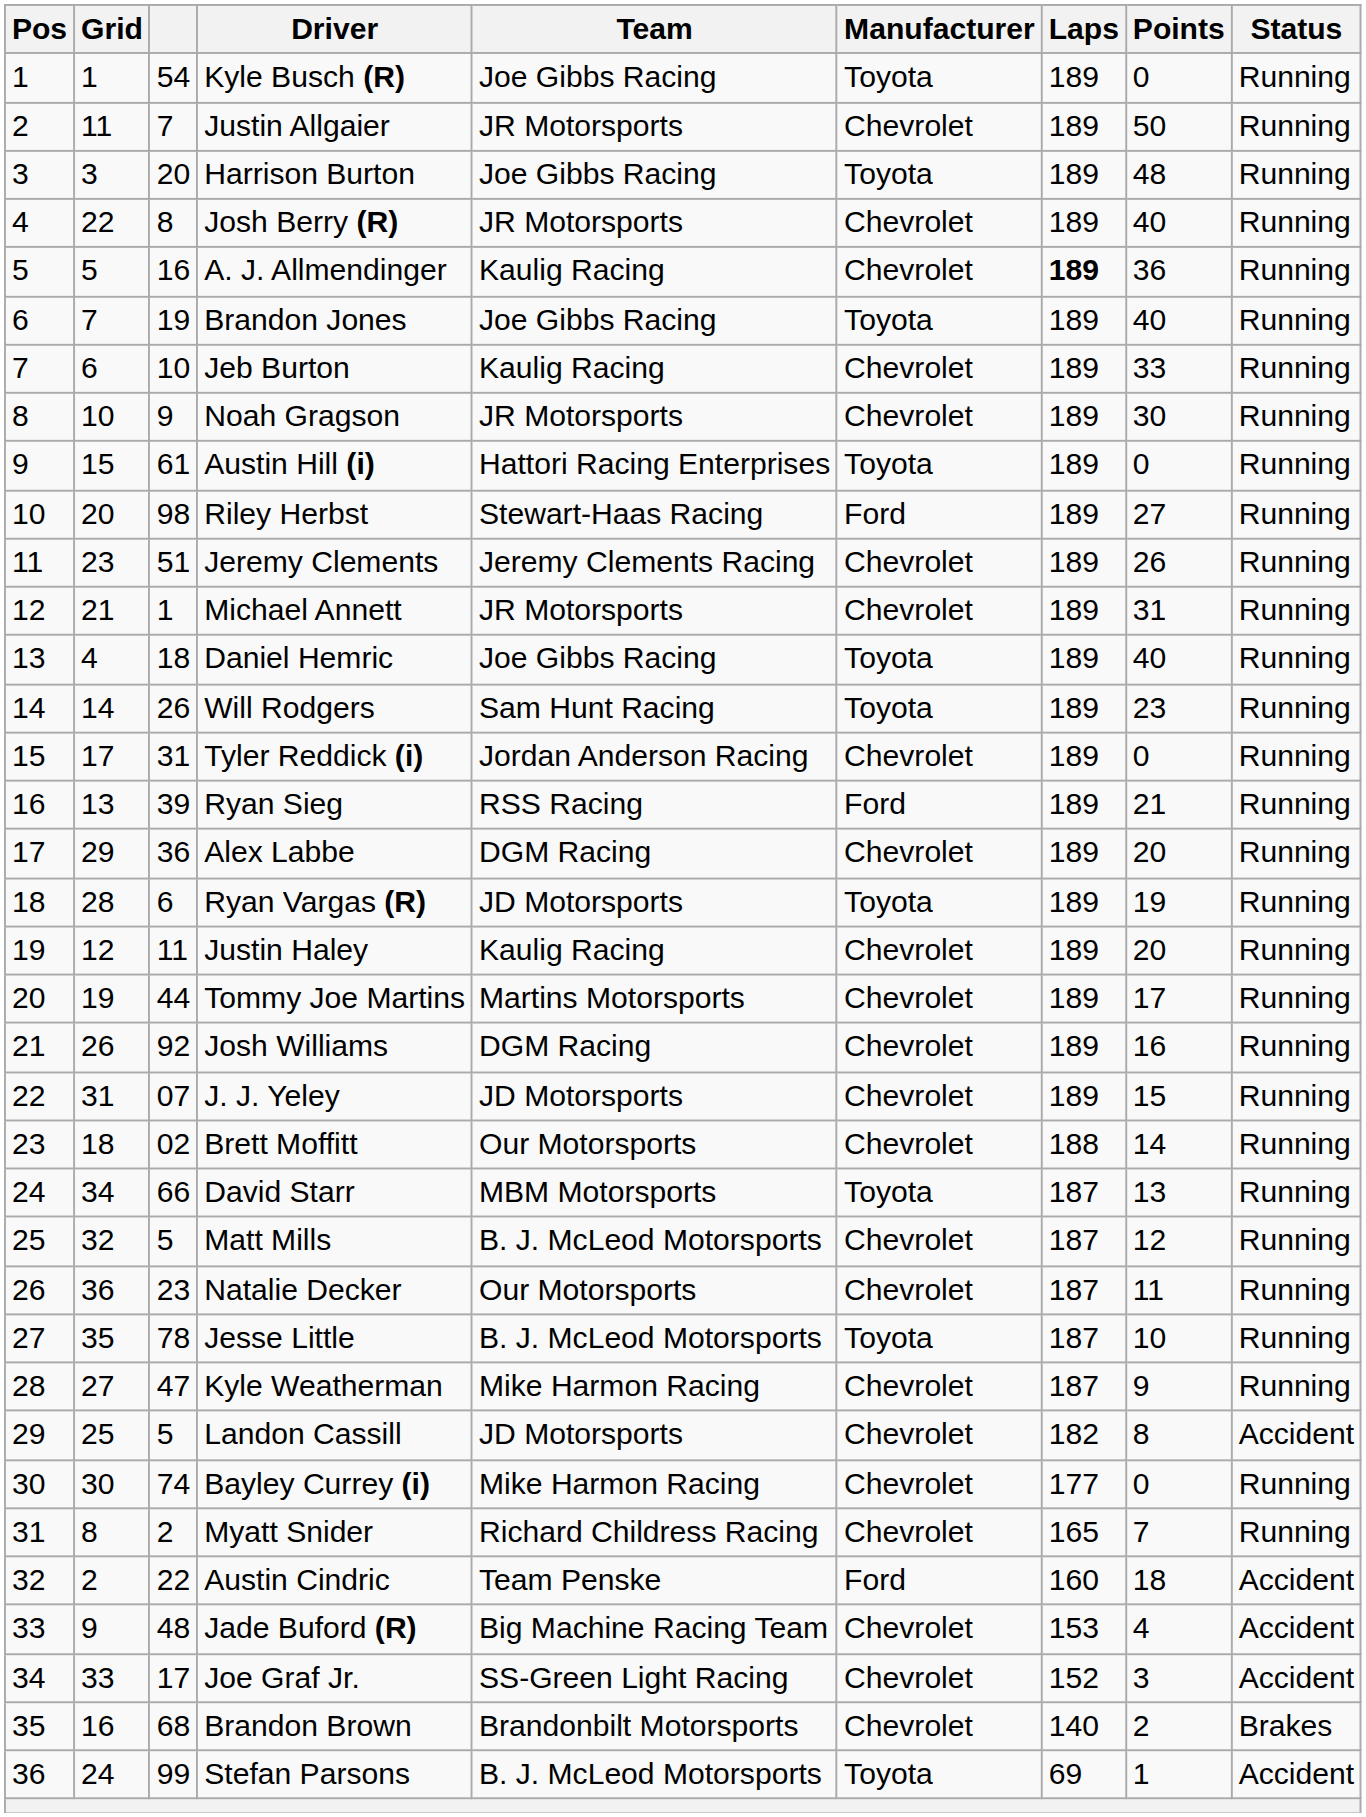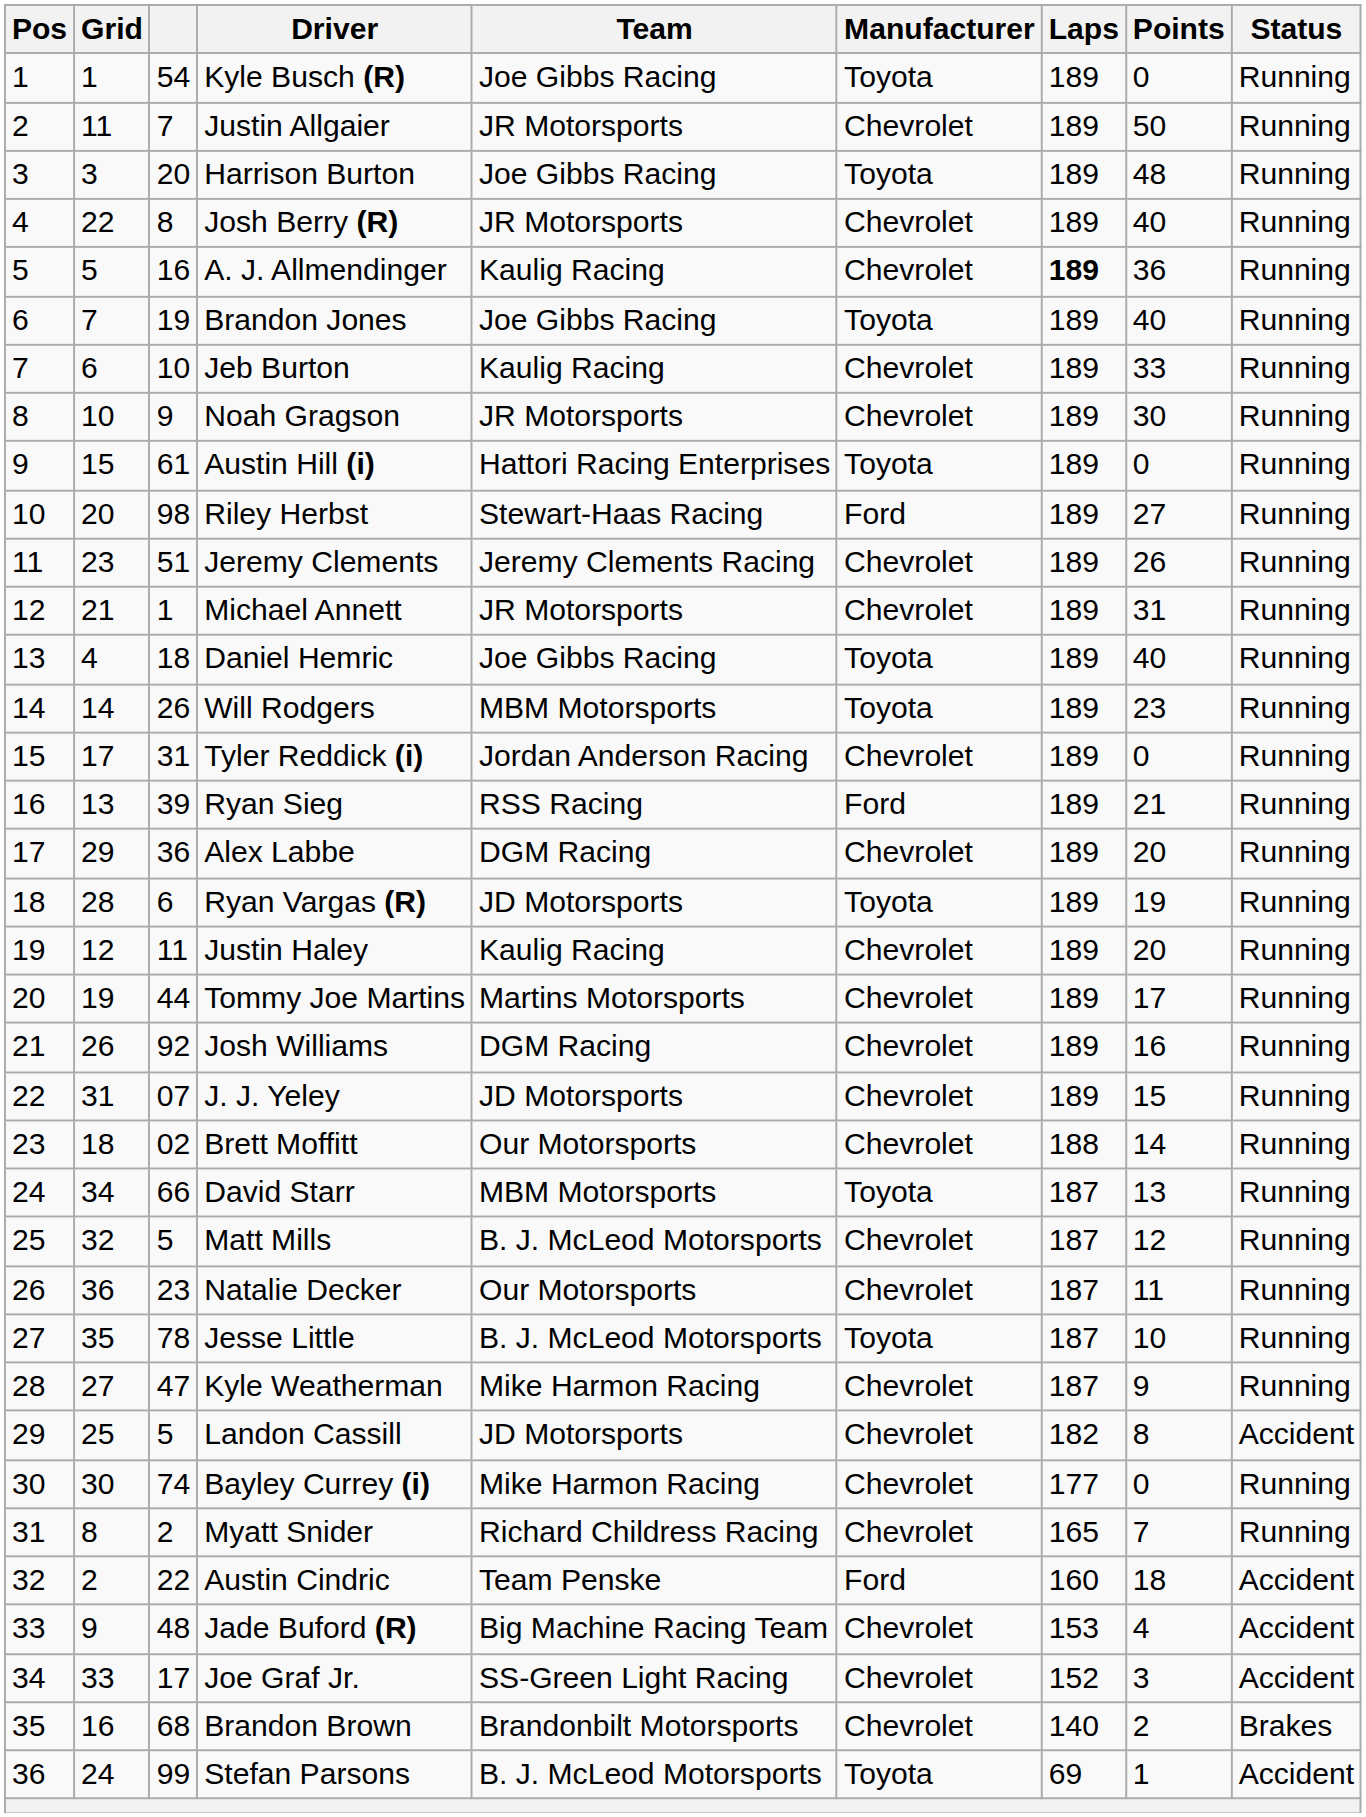(597, 707) Sam Hunt Racing -> (598, 707) MBM Motorsports
